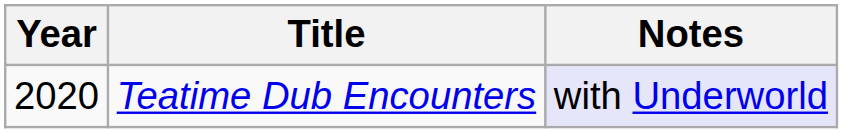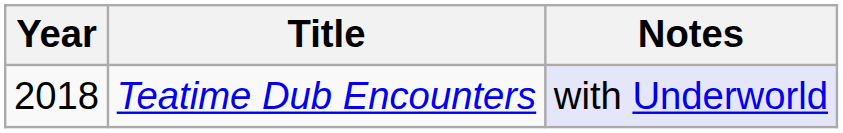(57, 95) 2020 -> (57, 95) 2018
